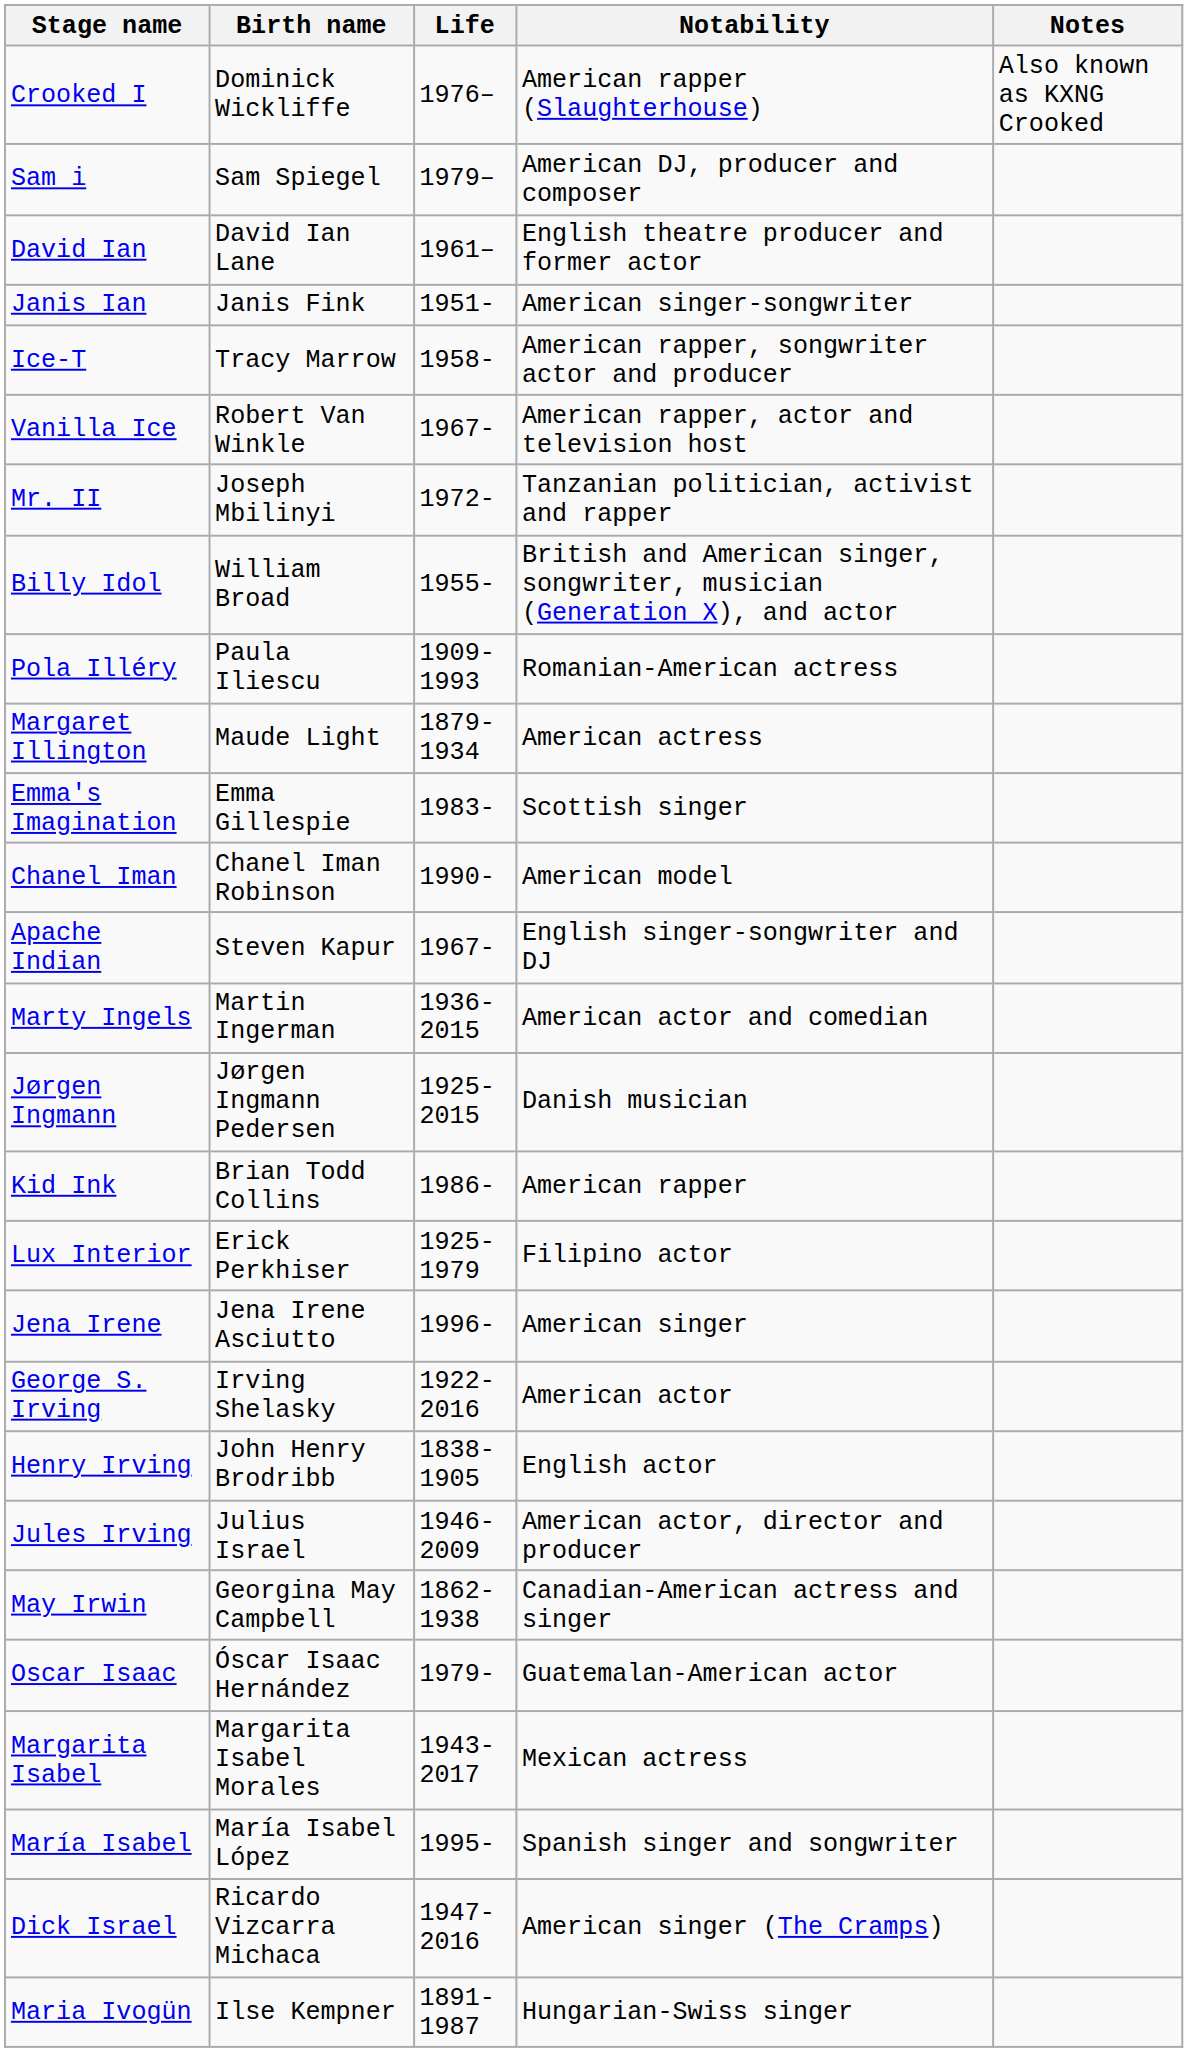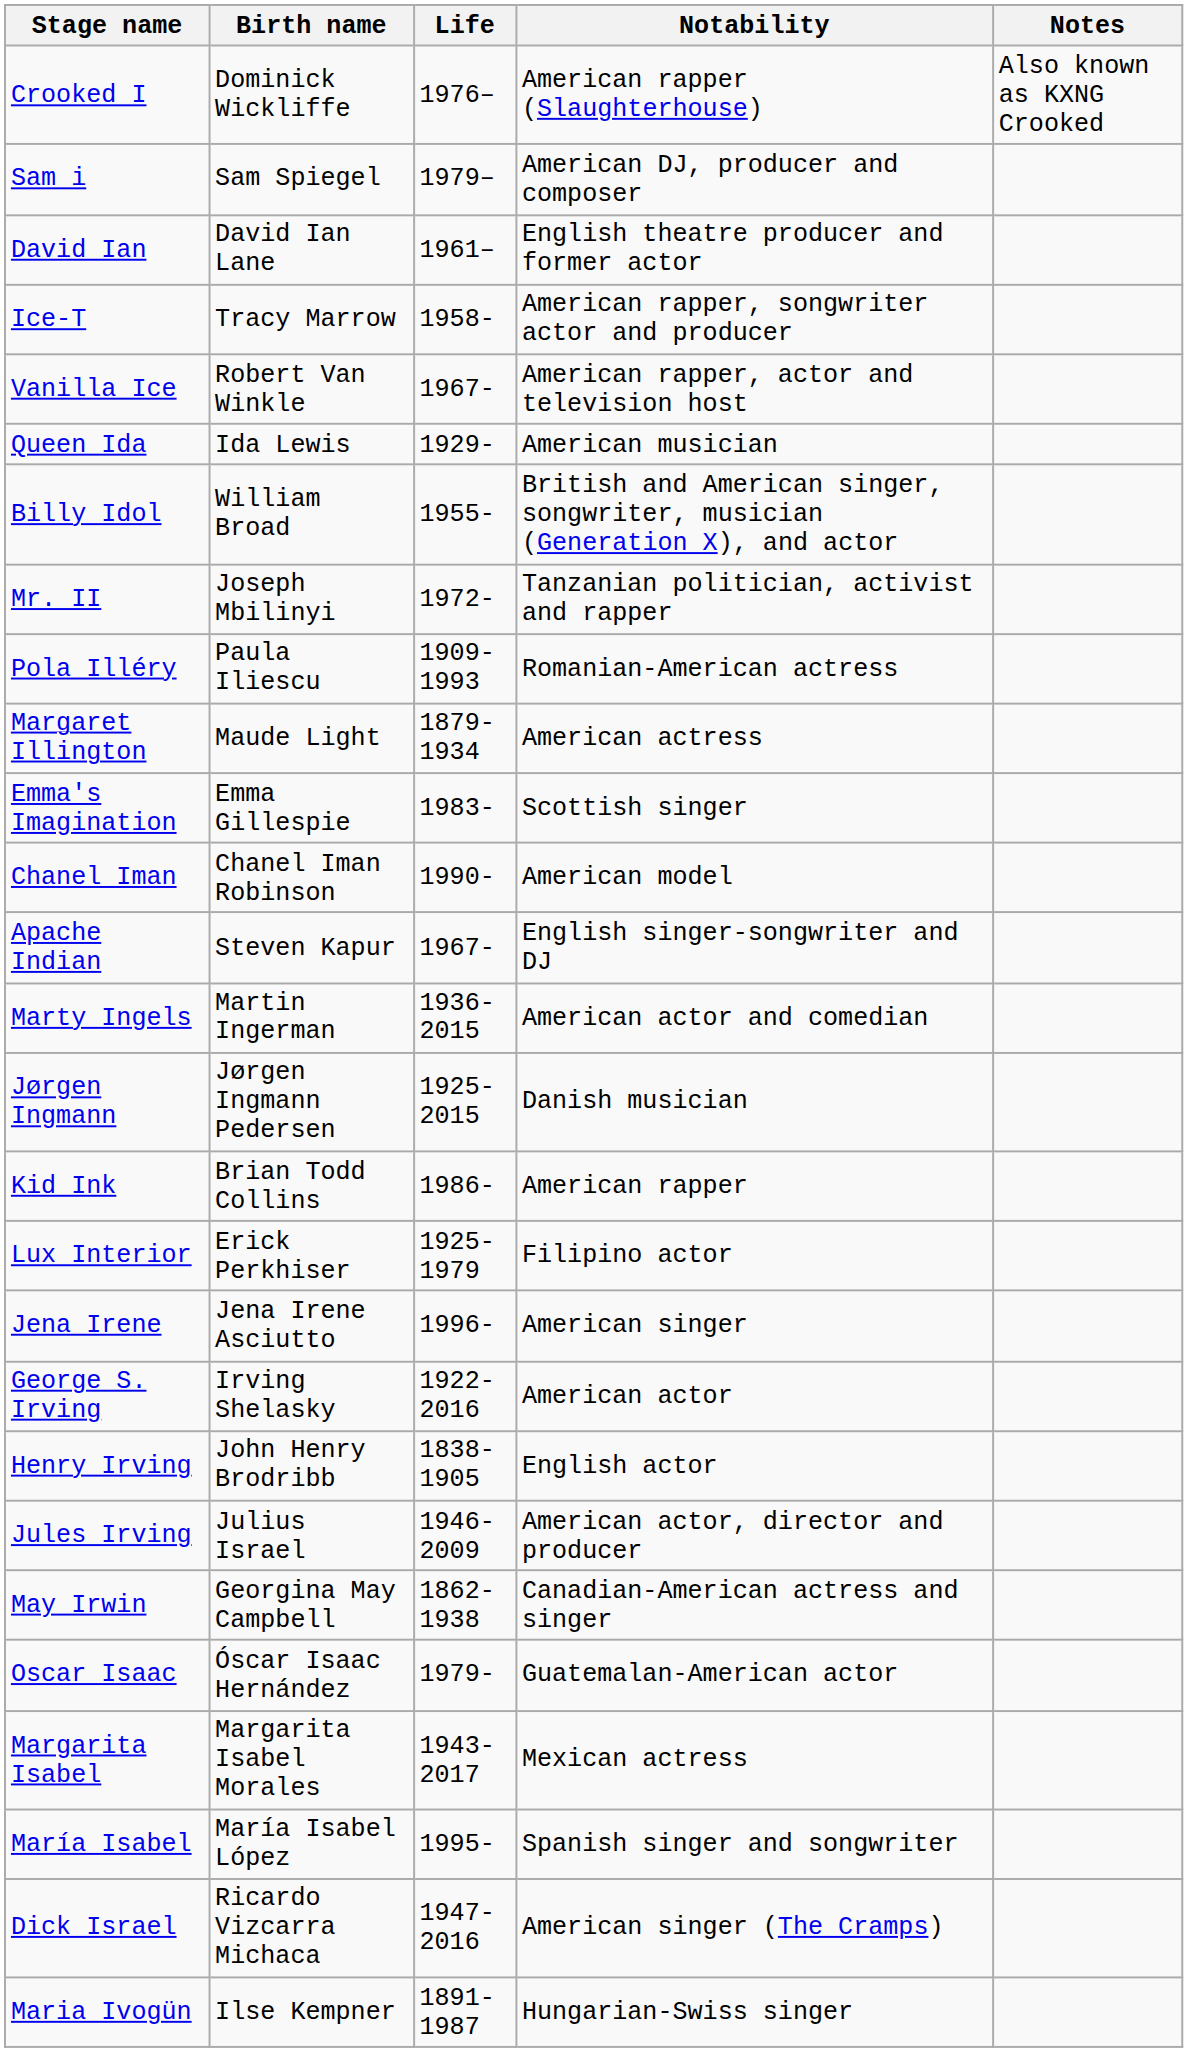- row: (79, 305)
+ row: (79, 444)
rows swapped: (86, 584) <-> (56, 500)
